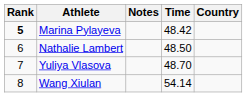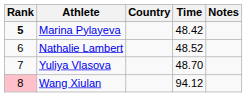columns swapped: (218, 13) <-> (143, 13)
(178, 48) 48.50 -> (189, 48) 48.52
(20, 83) no background -> (20, 83) pink background
(178, 83) 54.14 -> (189, 83) 94.12
